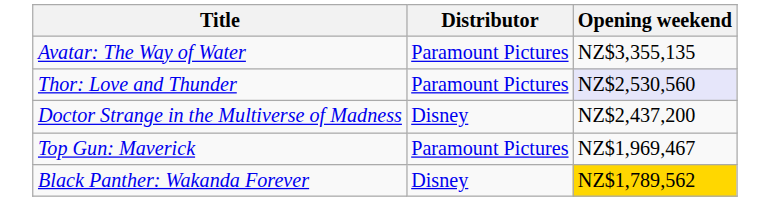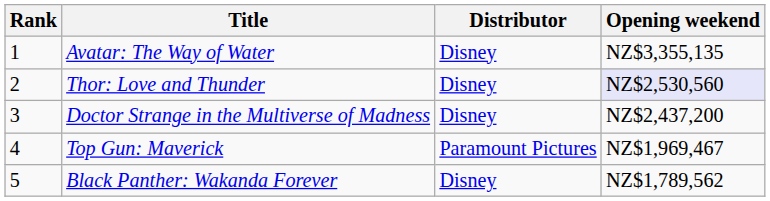+ column: (33, 20)
(490, 52) Paramount Pictures -> (468, 52) Disney
(490, 84) Paramount Pictures -> (468, 84) Disney
(637, 180) gold background -> (665, 180) no background
